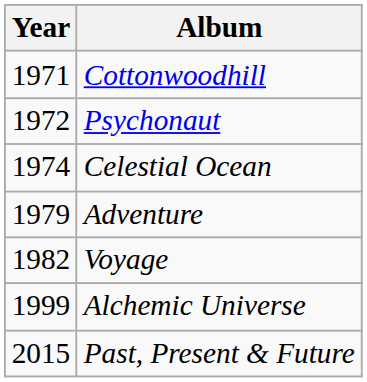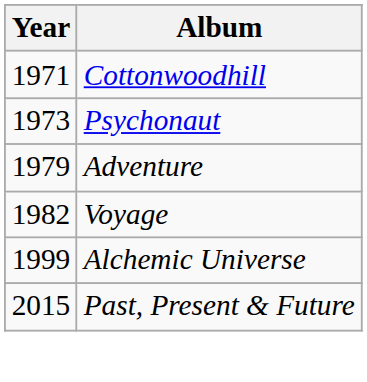(41, 120) 1972 -> (41, 120) 1973
- row: (178, 167)
